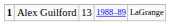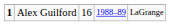(87, 12) 13 -> (87, 12) 16
